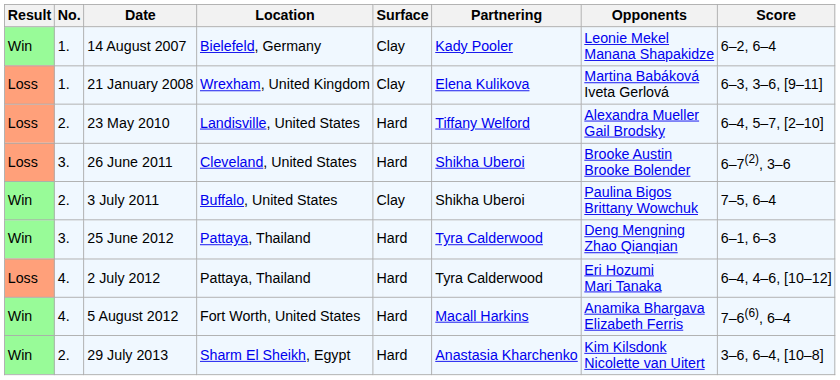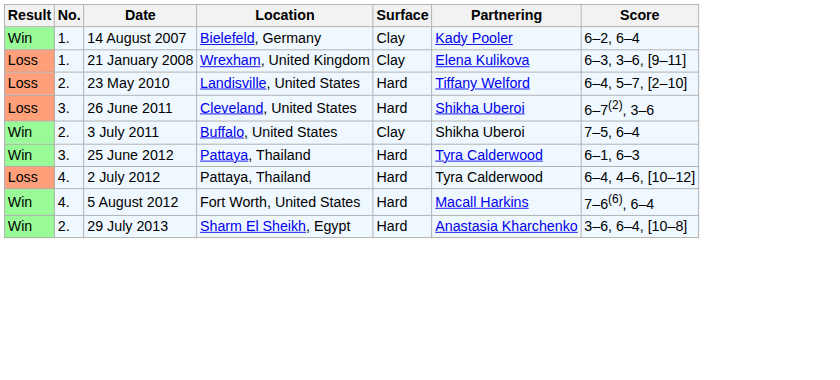- column: (649, 15)
